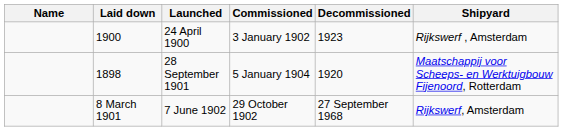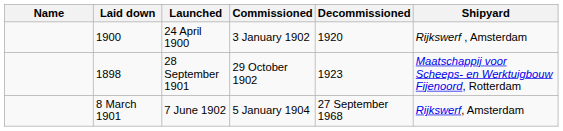(330, 37) 1923 -> (330, 37) 1920
(271, 74) 5 January 1904 -> (260, 74) 29 October 1902
(330, 74) 1920 -> (330, 74) 1923
(260, 110) 29 October 1902 -> (271, 110) 5 January 1904
